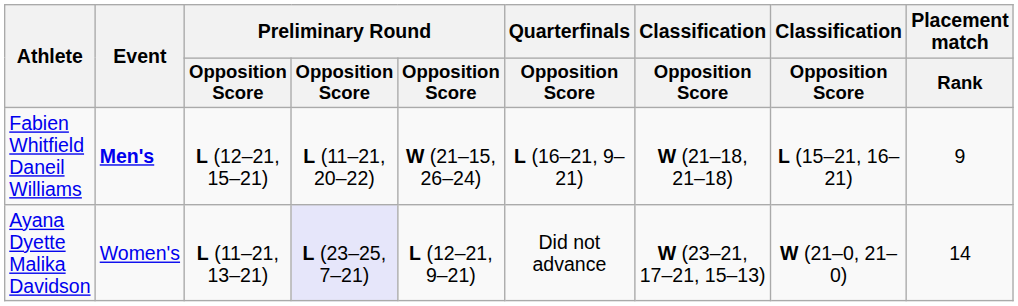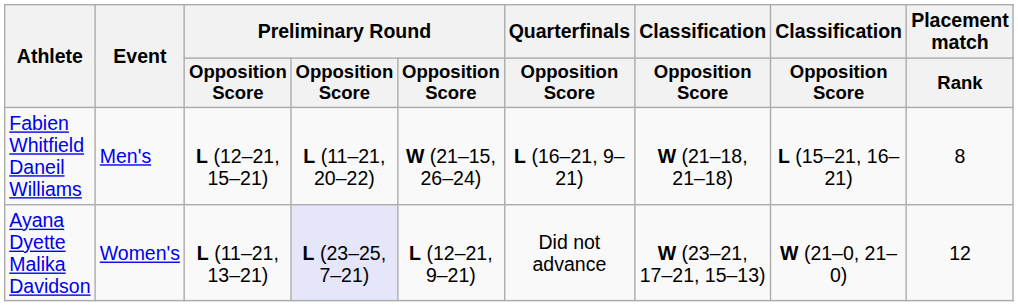(127, 156) bold -> (125, 156) normal
(960, 156) 9 -> (960, 156) 8
(960, 253) 14 -> (960, 253) 12
